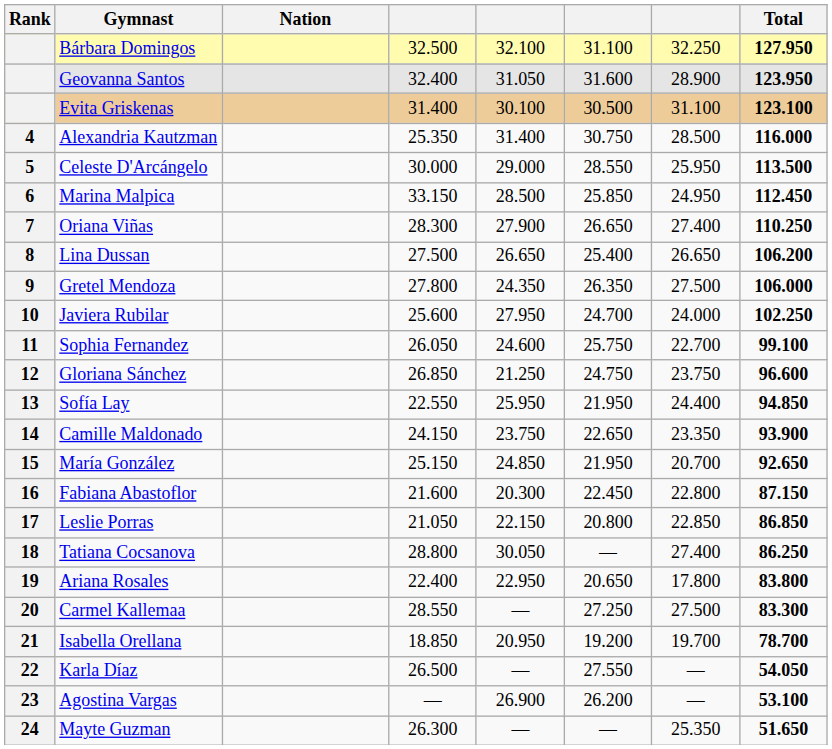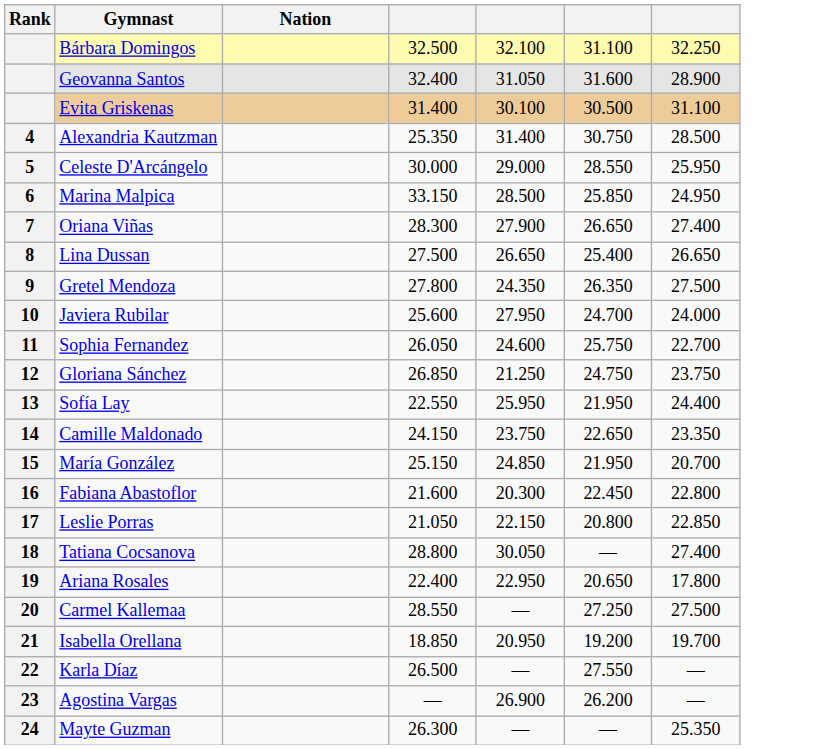- column: (783, 18)
